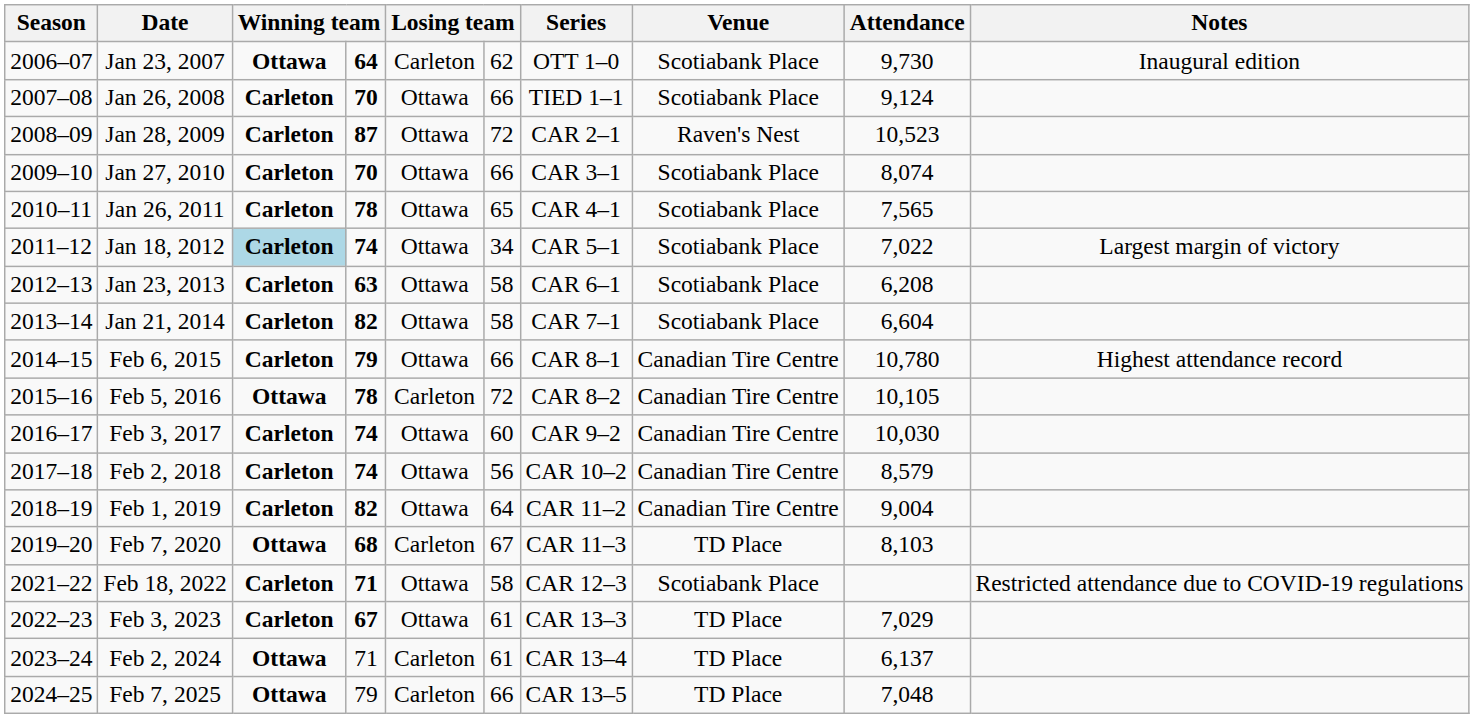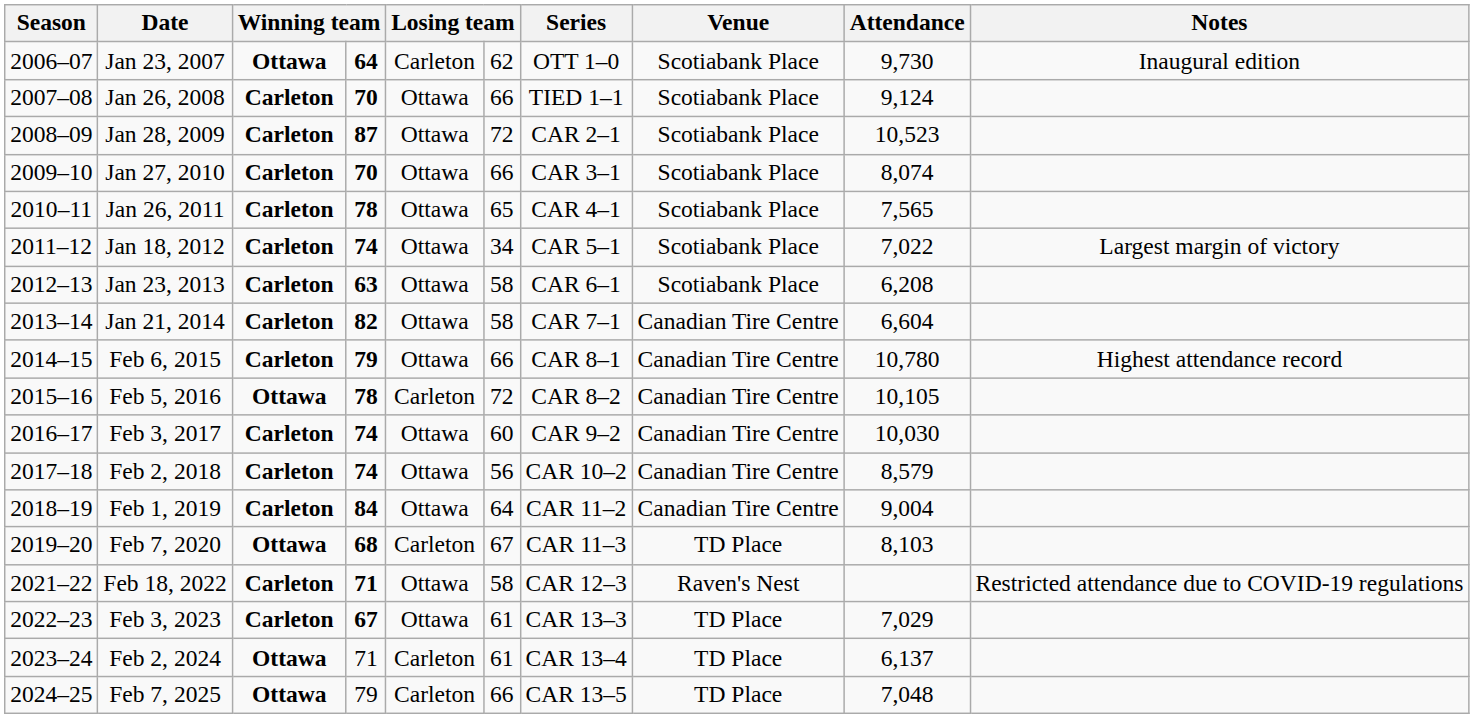(738, 135) Raven's Nest -> (738, 135) Scotiabank Place
(289, 246) lightblue background -> (289, 246) no background
(738, 321) Scotiabank Place -> (738, 321) Canadian Tire Centre
(366, 508) 82 -> (366, 508) 84
(738, 582) Scotiabank Place -> (738, 582) Raven's Nest
